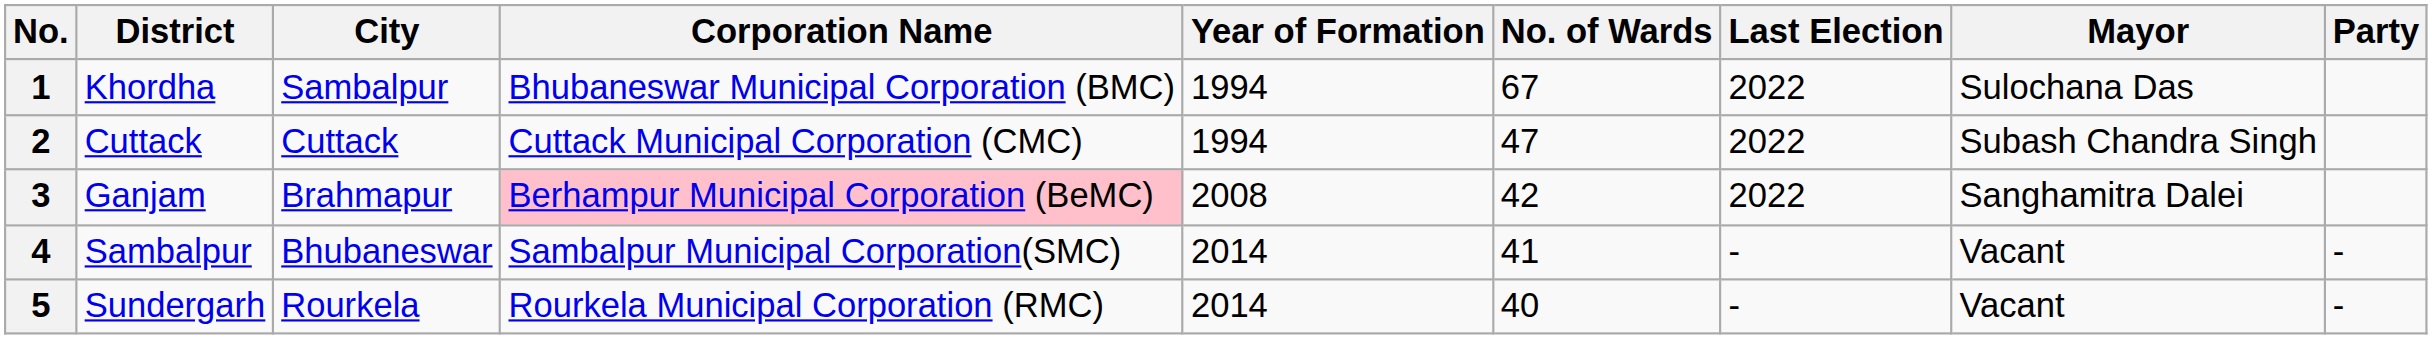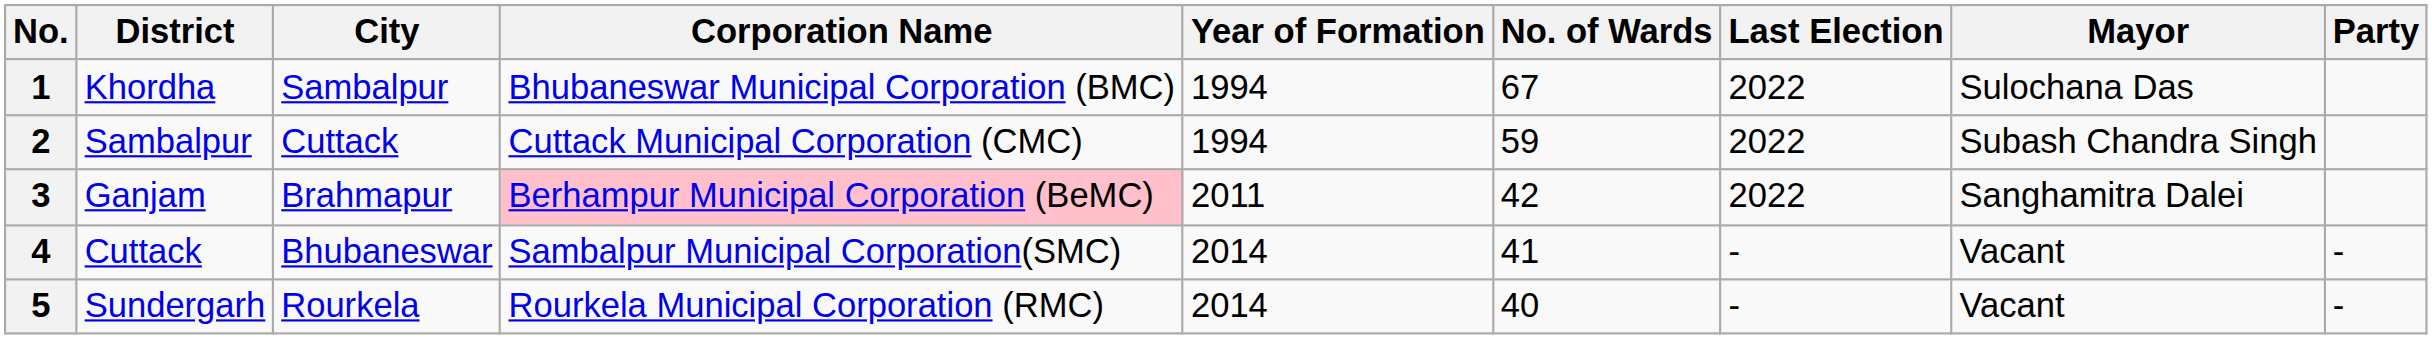(143, 141) Cuttack -> (168, 141) Sambalpur
(1520, 141) 47 -> (1520, 141) 59
(1229, 196) 2008 -> (1228, 196) 2011
(168, 251) Sambalpur -> (143, 251) Cuttack
